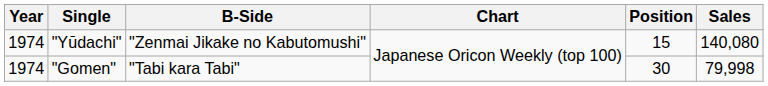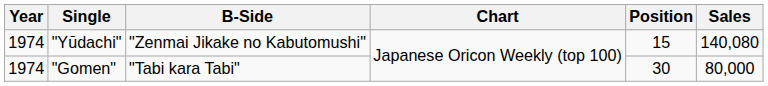(730, 68) 79,998 -> (730, 68) 80,000
